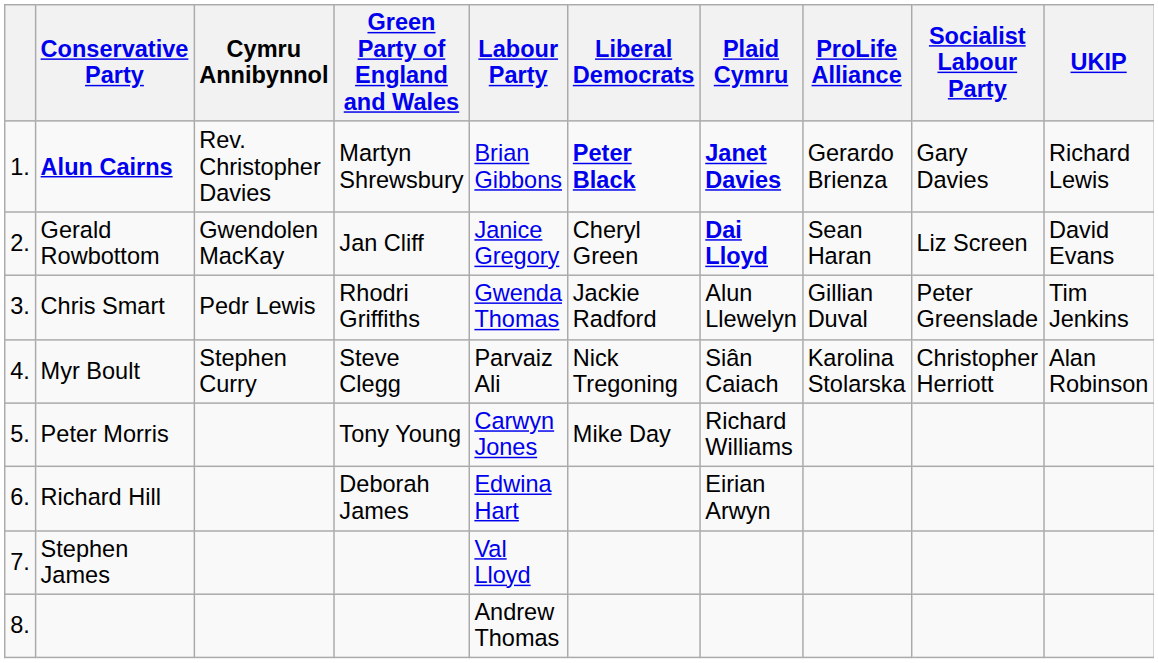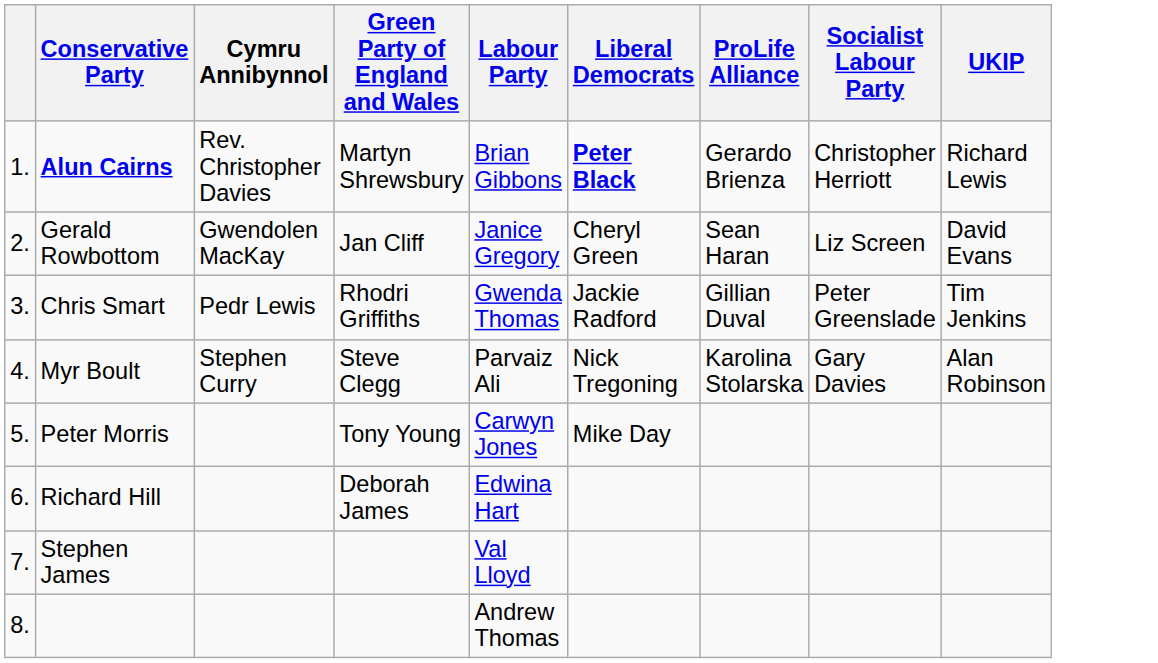- column: (751, 62)
(952, 166) Gary Davies -> (875, 166) Christopher Herriott
(977, 370) Christopher Herriott -> (850, 370) Gary Davies
